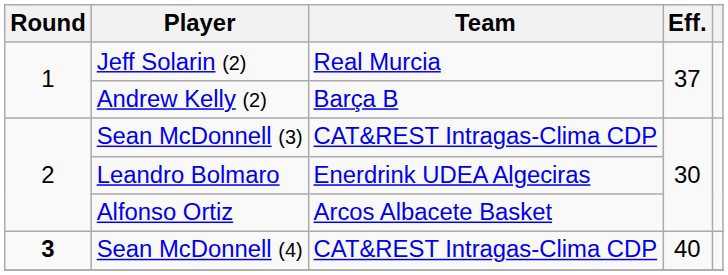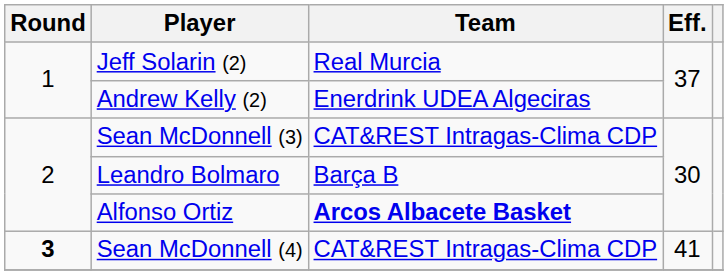(356, 99) Barça B -> (452, 99) Enerdrink UDEA Algeciras
(452, 174) Enerdrink UDEA Algeciras -> (356, 174) Barça B
(433, 212) normal -> (442, 212) bold
(687, 250) 40 -> (687, 250) 41
